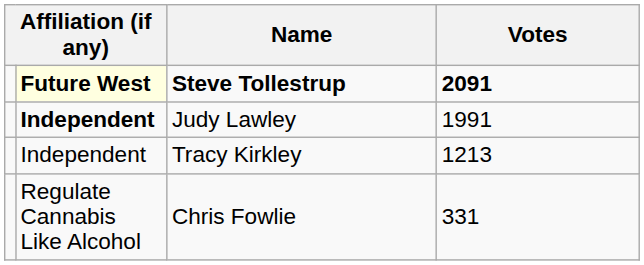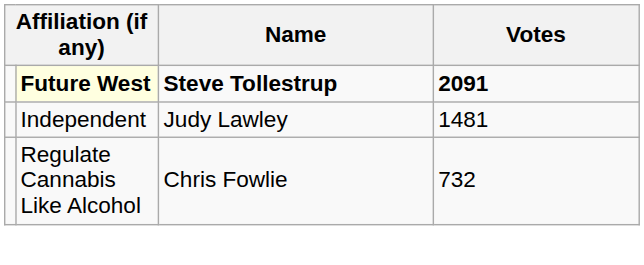(88, 119) bold -> (83, 119) normal
(467, 119) 1991 -> (463, 119) 1481
- row: (237, 155)
(461, 216) 331 -> (457, 180) 732
